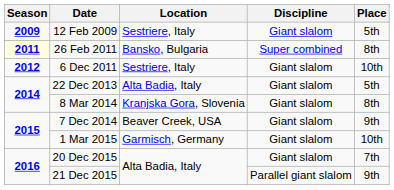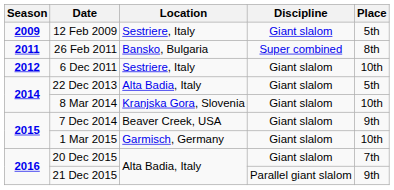(27, 49) lightyellow background -> (27, 49) no background
(372, 103) 8th -> (372, 103) 10th
